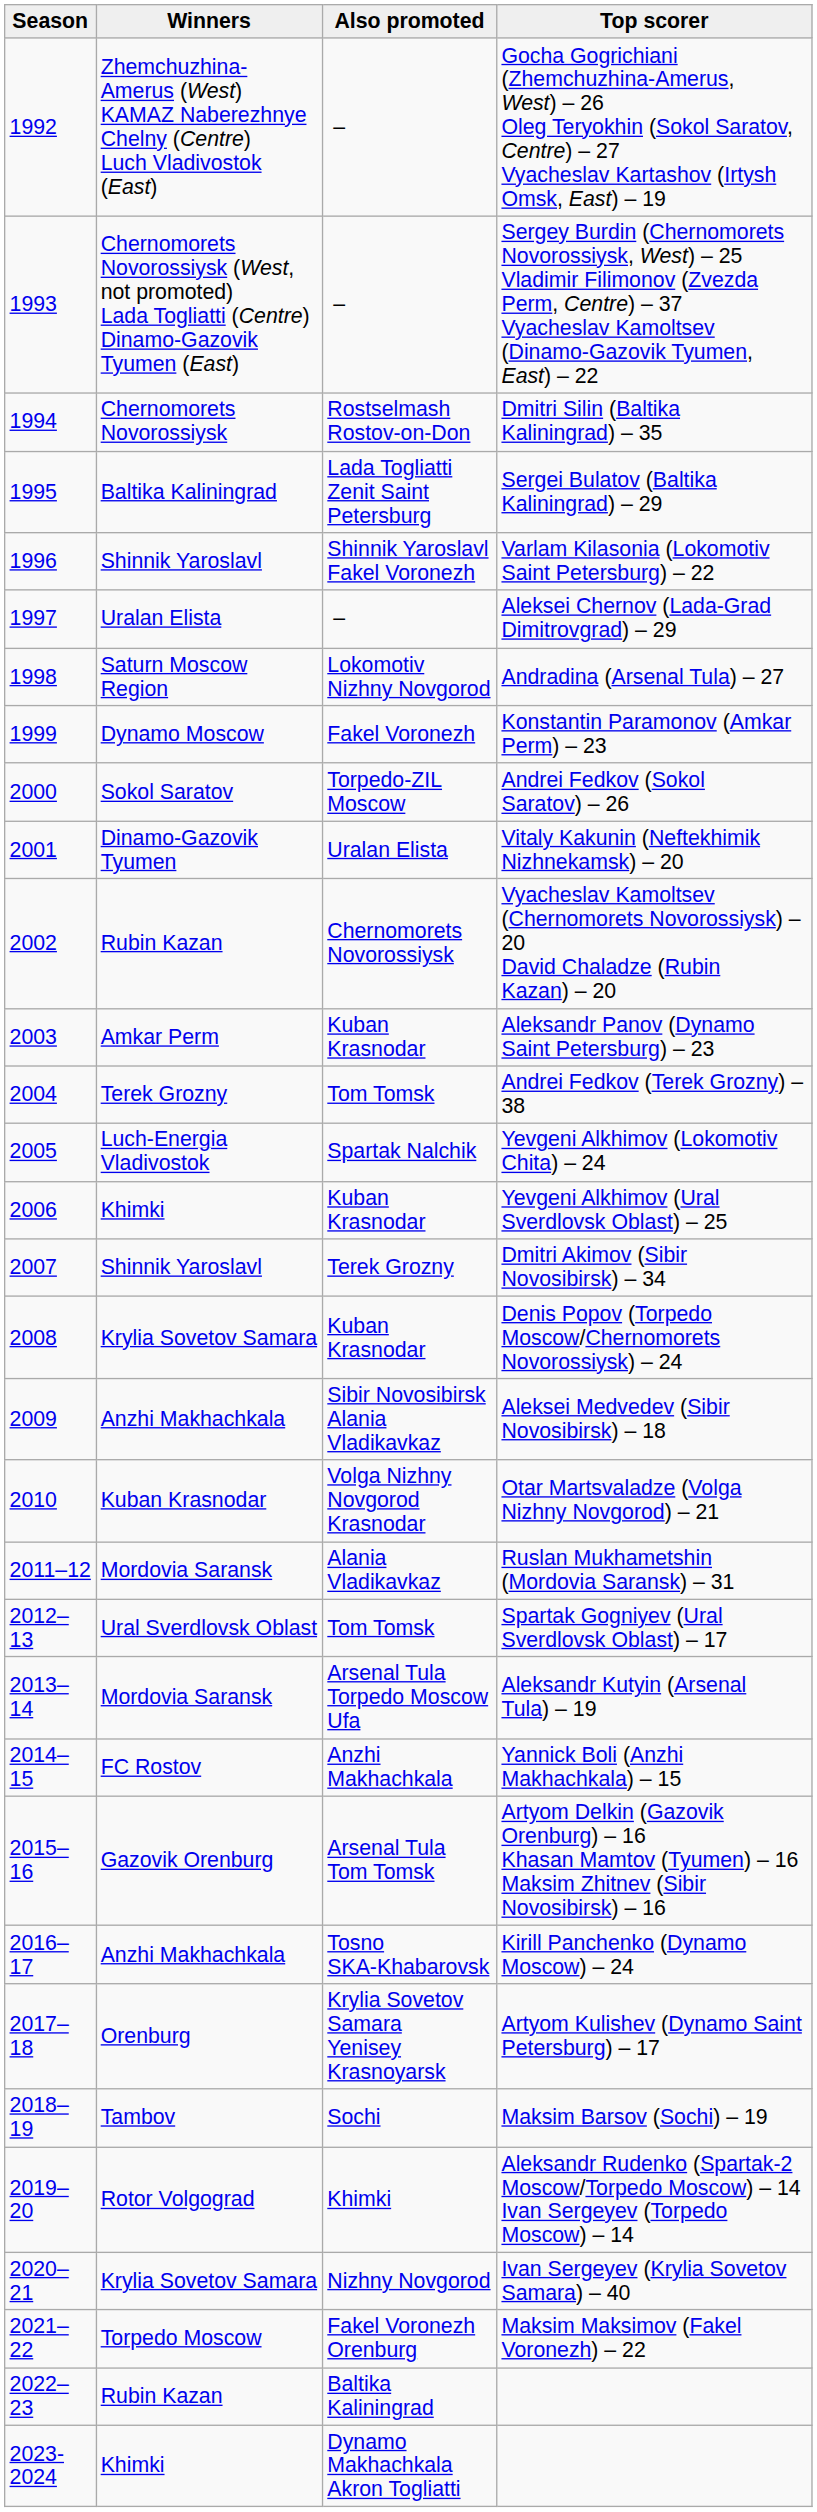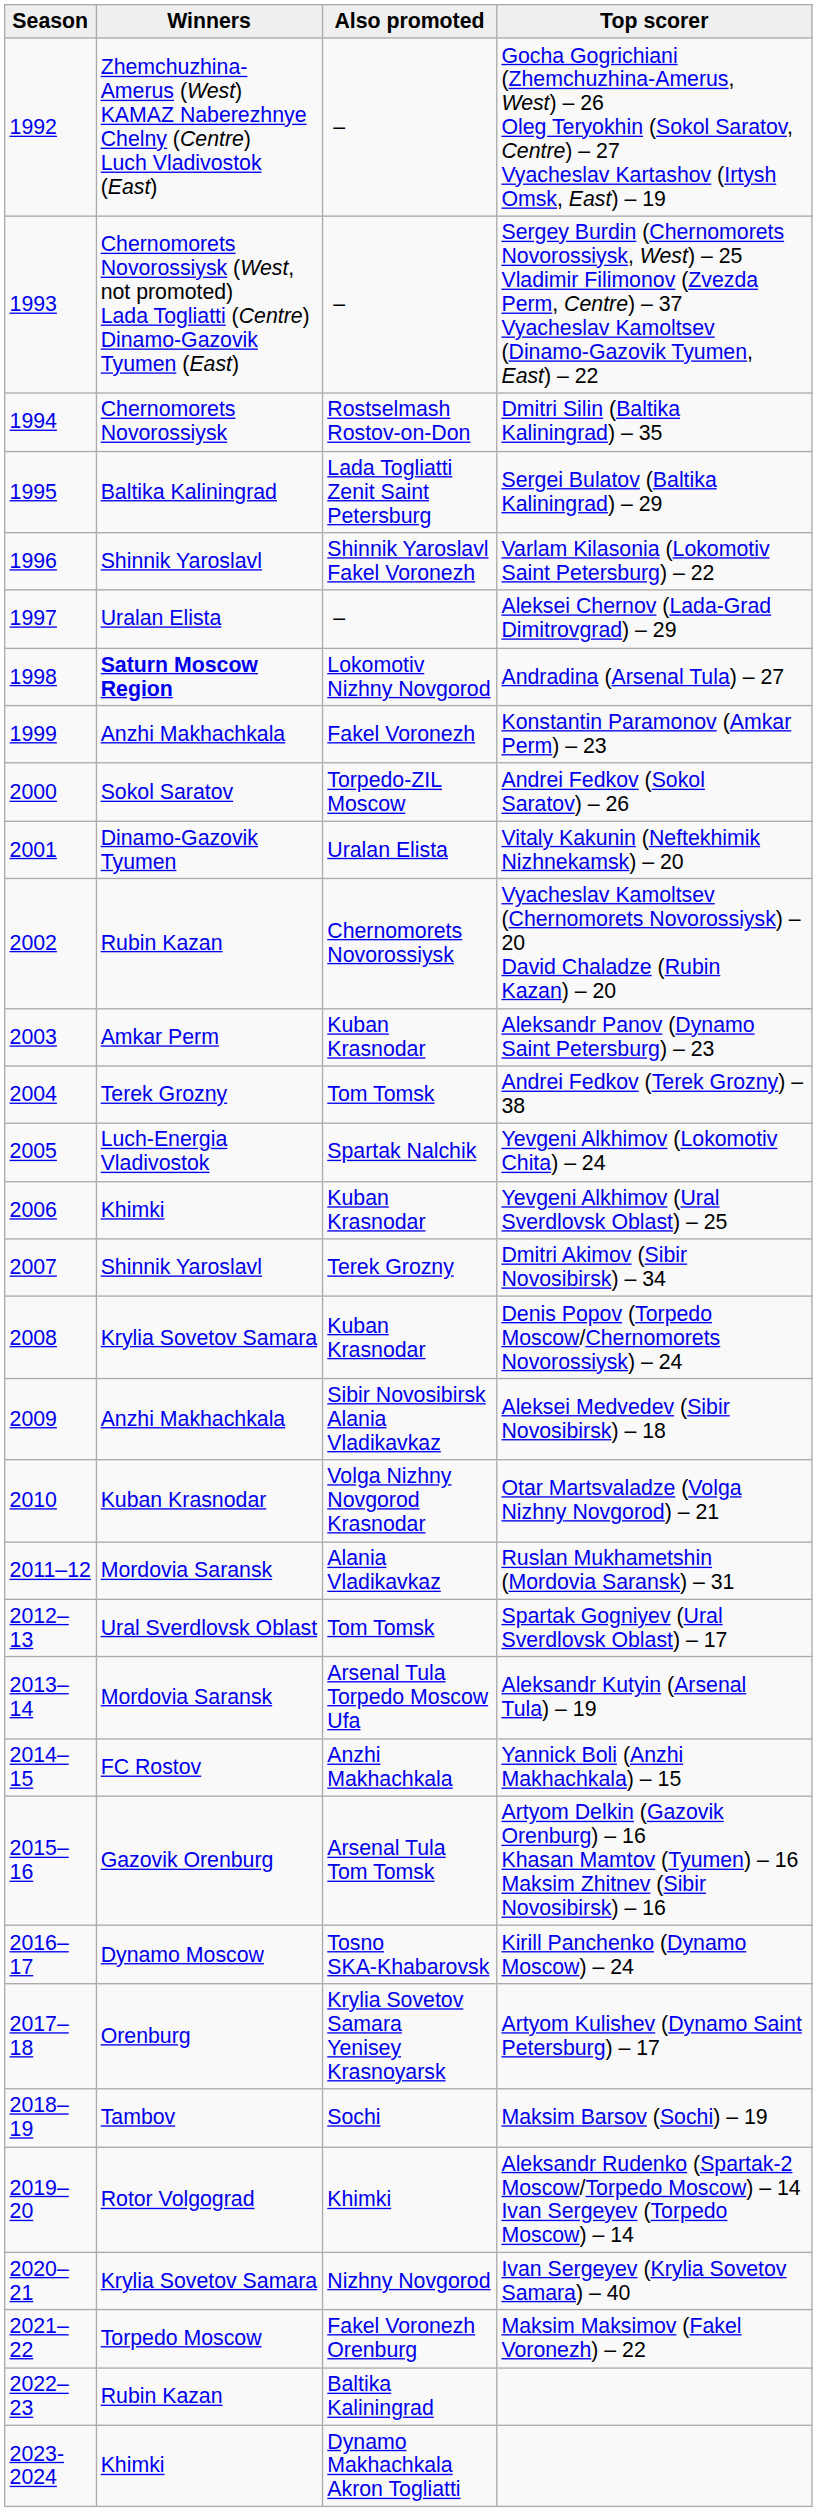(174, 676) normal -> (179, 676) bold
(182, 734) Dynamo Moscow -> (193, 734) Anzhi Makhachkala
(193, 1954) Anzhi Makhachkala -> (182, 1954) Dynamo Moscow
